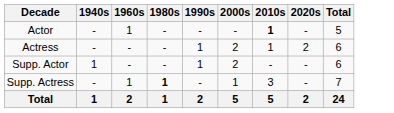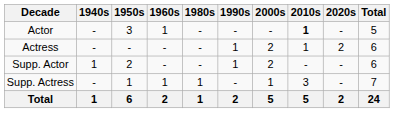+ column: (129, 13)
(165, 82) bold -> (200, 82) normal
